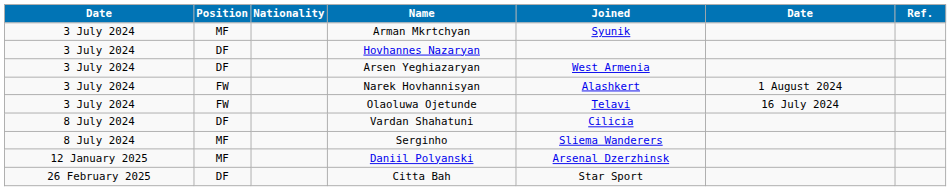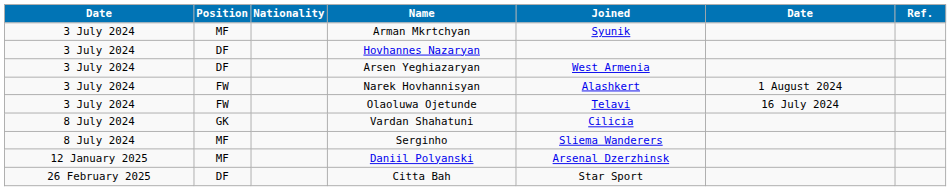(222, 122) DF -> (222, 122) GK
